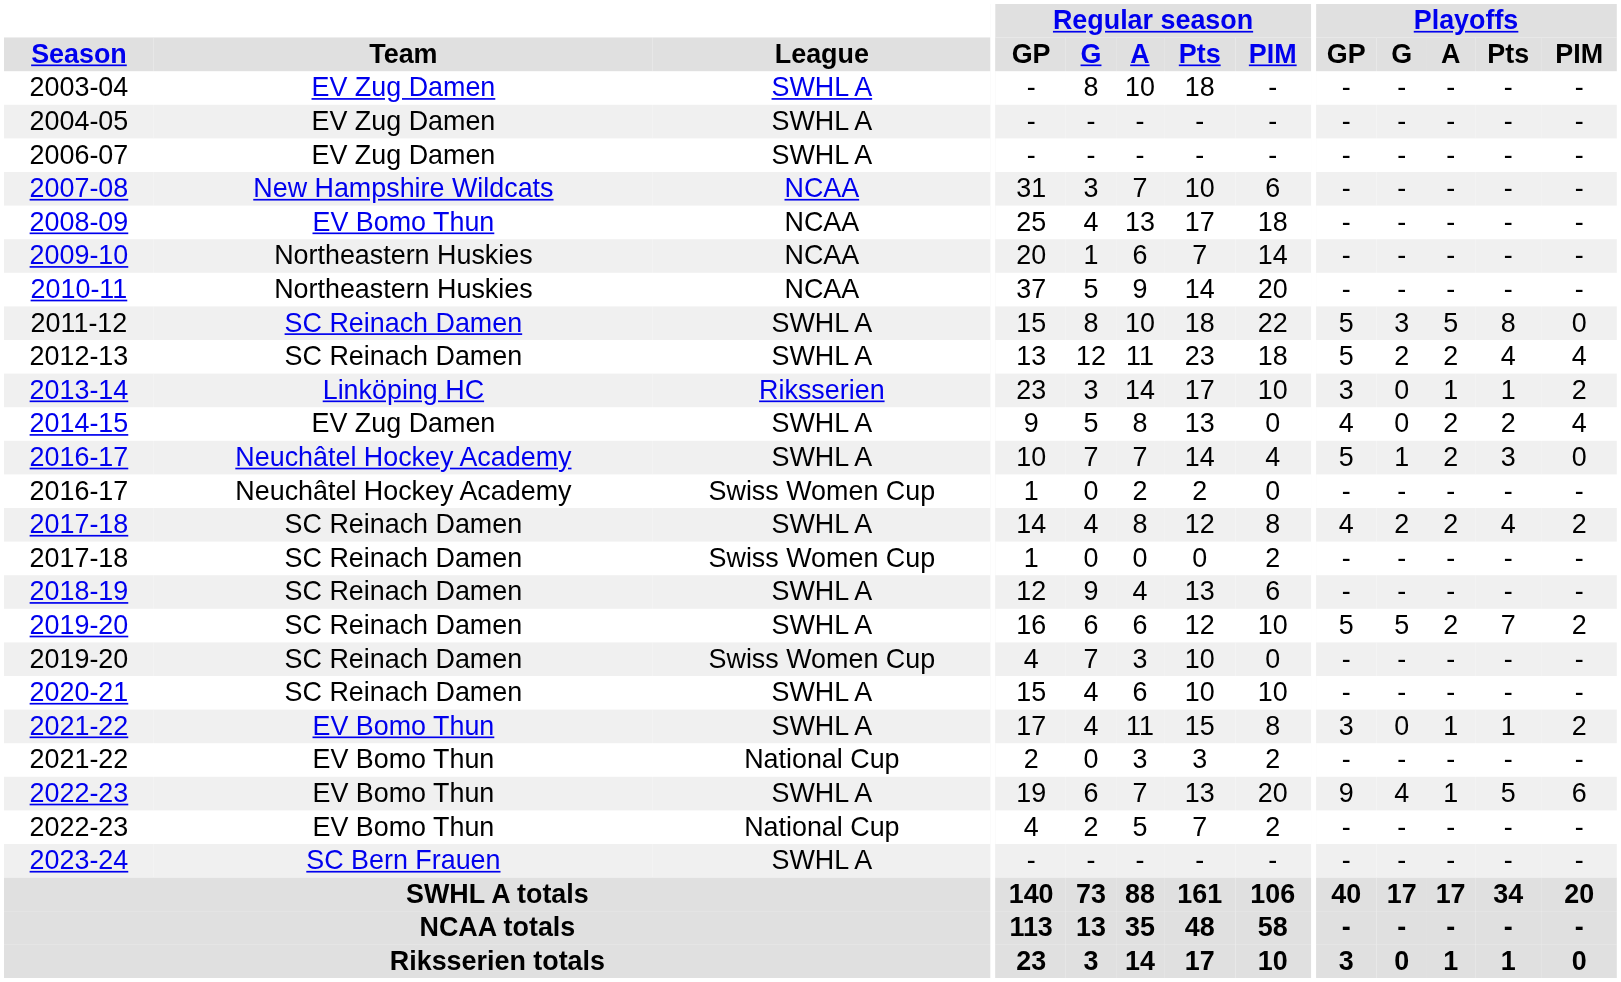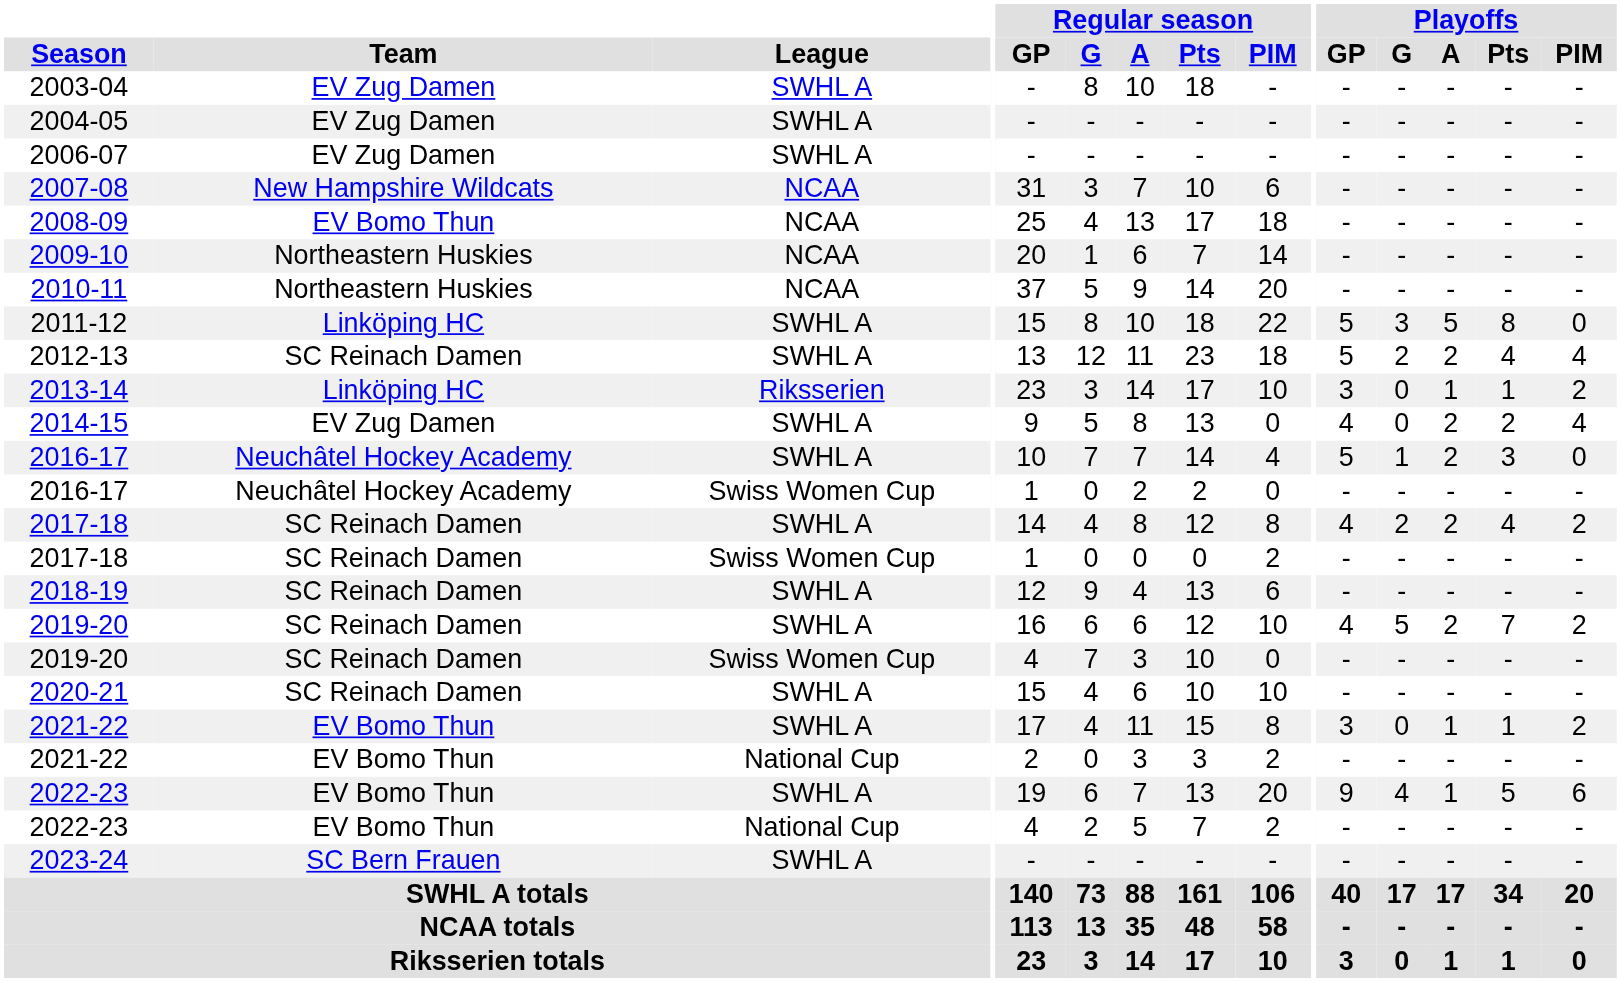(403, 322) SC Reinach Damen -> (403, 322) Linköping HC
(1346, 625) 5 -> (1346, 625) 4
